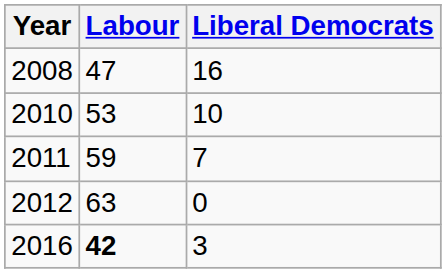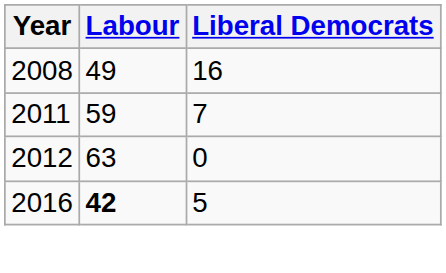(101, 70) 47 -> (101, 70) 49
- row: (42, 114)
(200, 245) 3 -> (200, 202) 5
